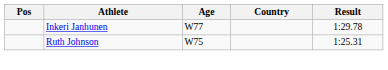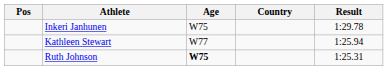(194, 27) W77 -> (198, 27) W75
+ row: (78, 42)
(194, 42) normal -> (199, 57) bold
